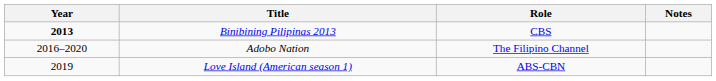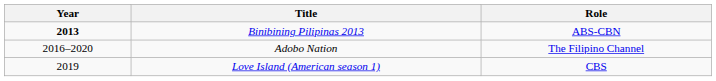- column: (678, 13)
(541, 31) CBS -> (596, 31) ABS-CBN
(541, 66) ABS-CBN -> (596, 66) CBS
